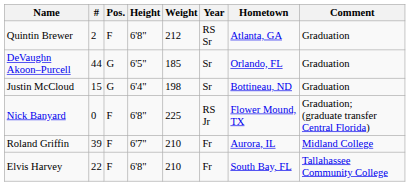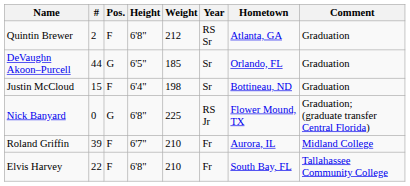(110, 86) G -> (109, 86) F
(109, 115) F -> (110, 115) G
